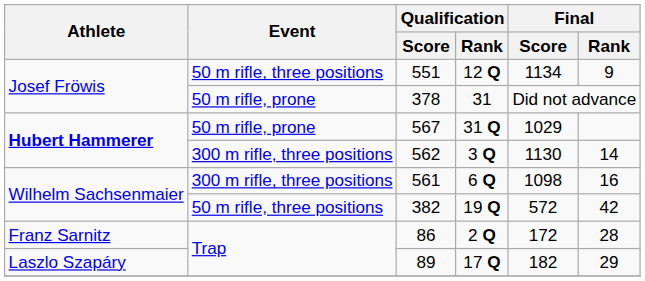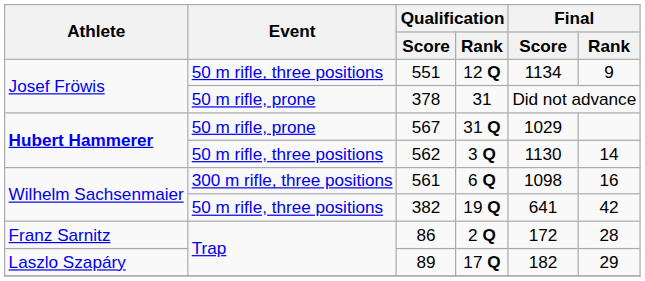(292, 154) 300 m rifle, three positions -> (287, 154) 50 m rifle, three positions
(543, 208) 572 -> (543, 208) 641
